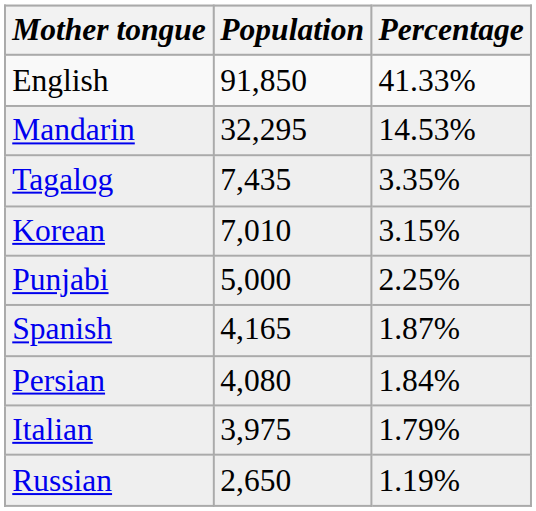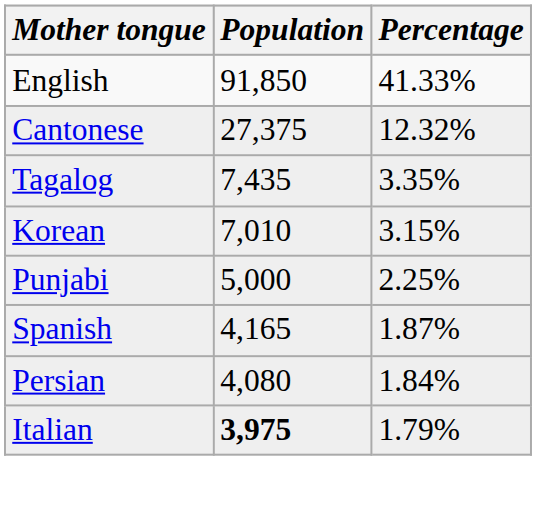- row: (74, 129)
+ row: (78, 129)
(256, 429) normal -> (256, 429) bold
- row: (62, 479)
